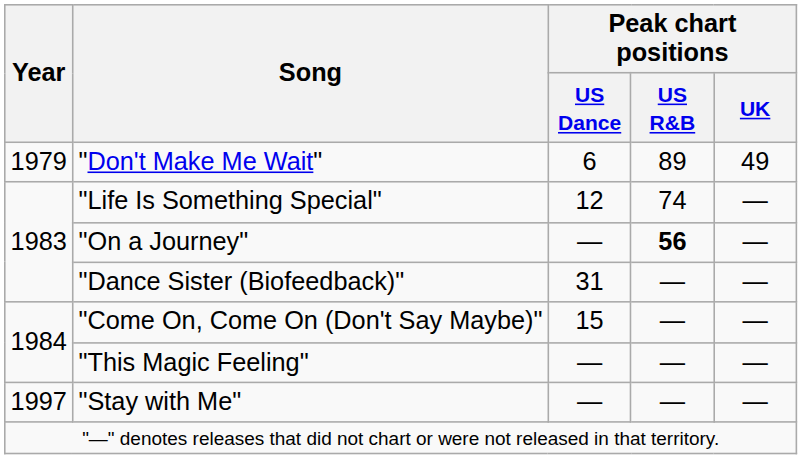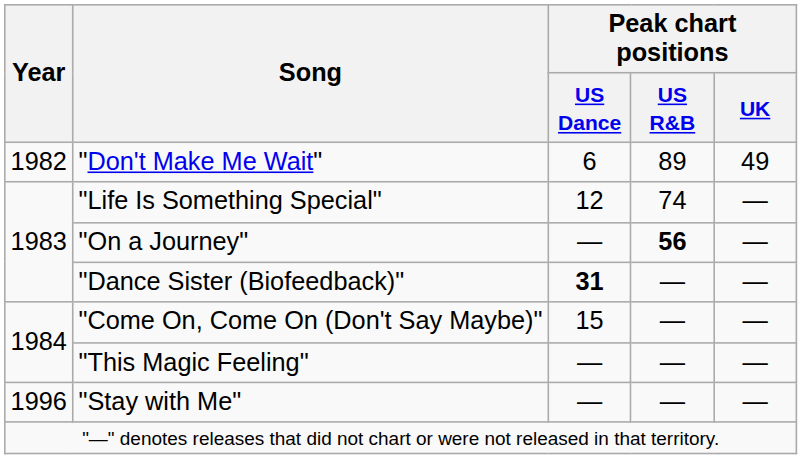(39, 161) 1979 -> (39, 161) 1982
(590, 281) normal -> (590, 281) bold
(39, 402) 1997 -> (39, 402) 1996
